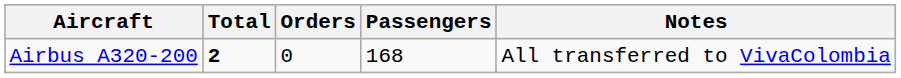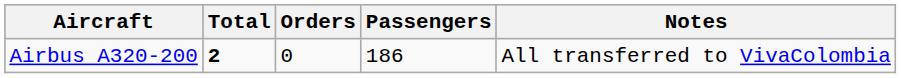(385, 56) 168 -> (385, 56) 186
